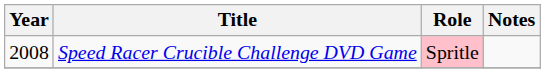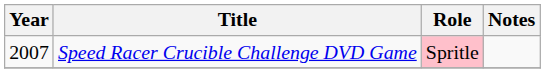(29, 51) 2008 -> (29, 51) 2007
